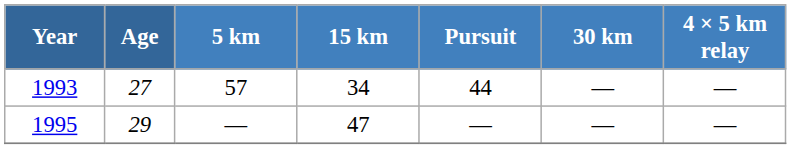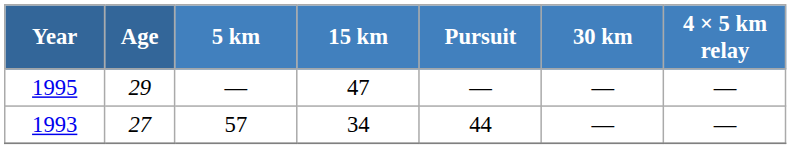rows swapped: (55, 87) <-> (55, 124)
